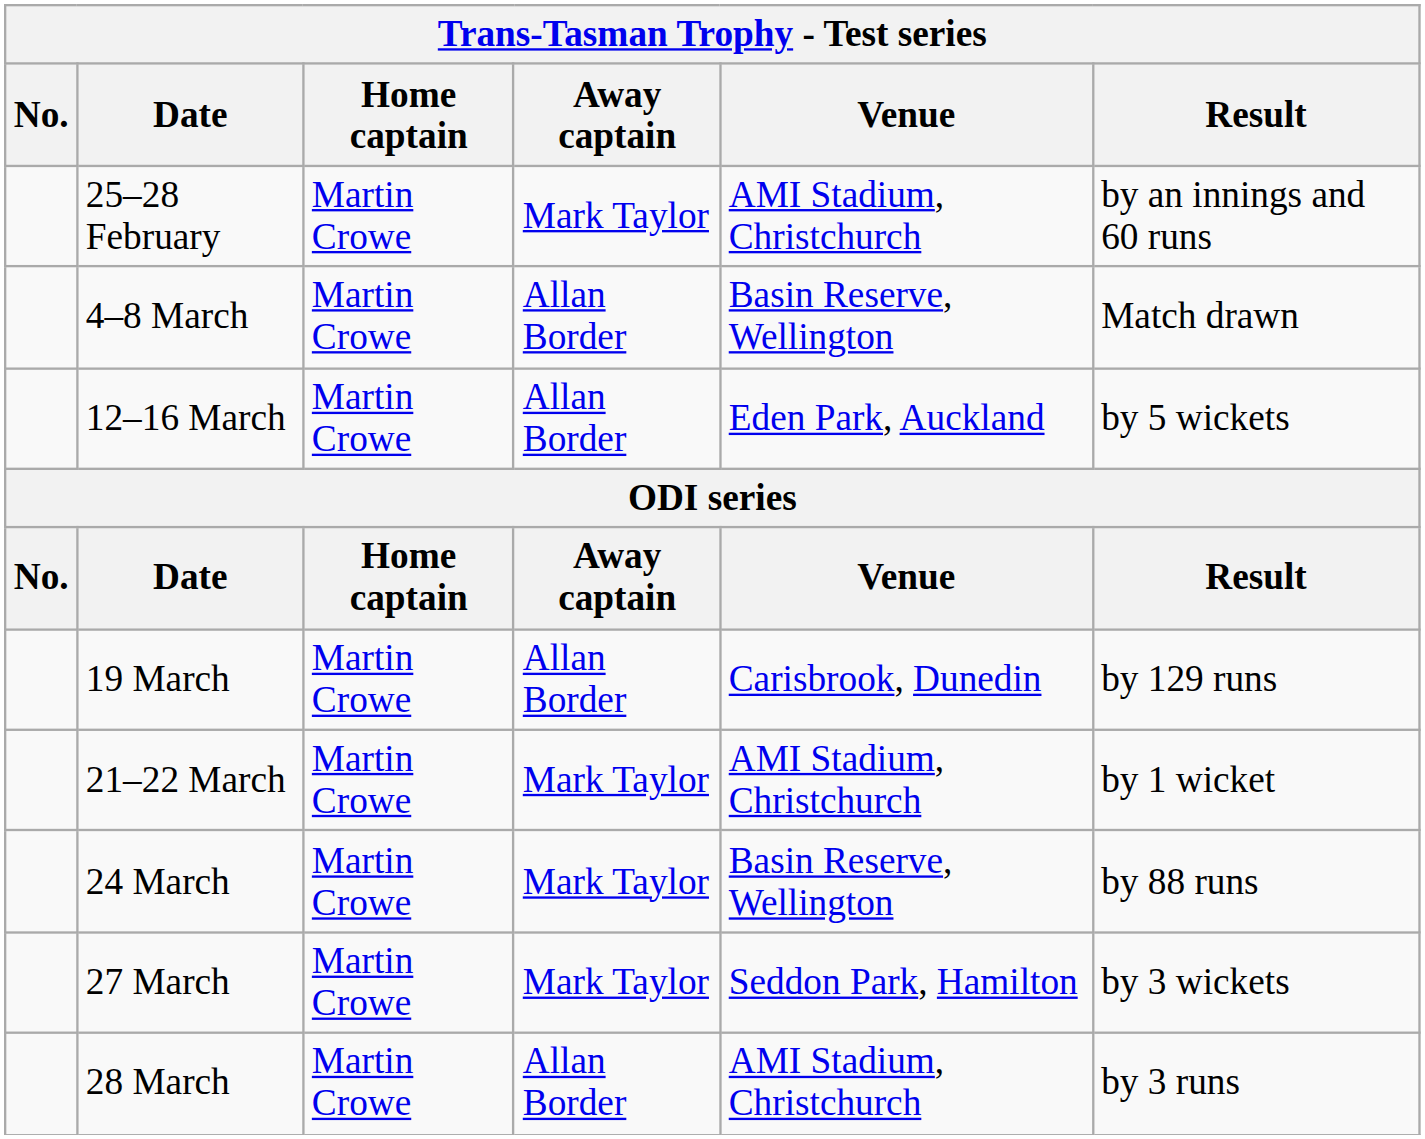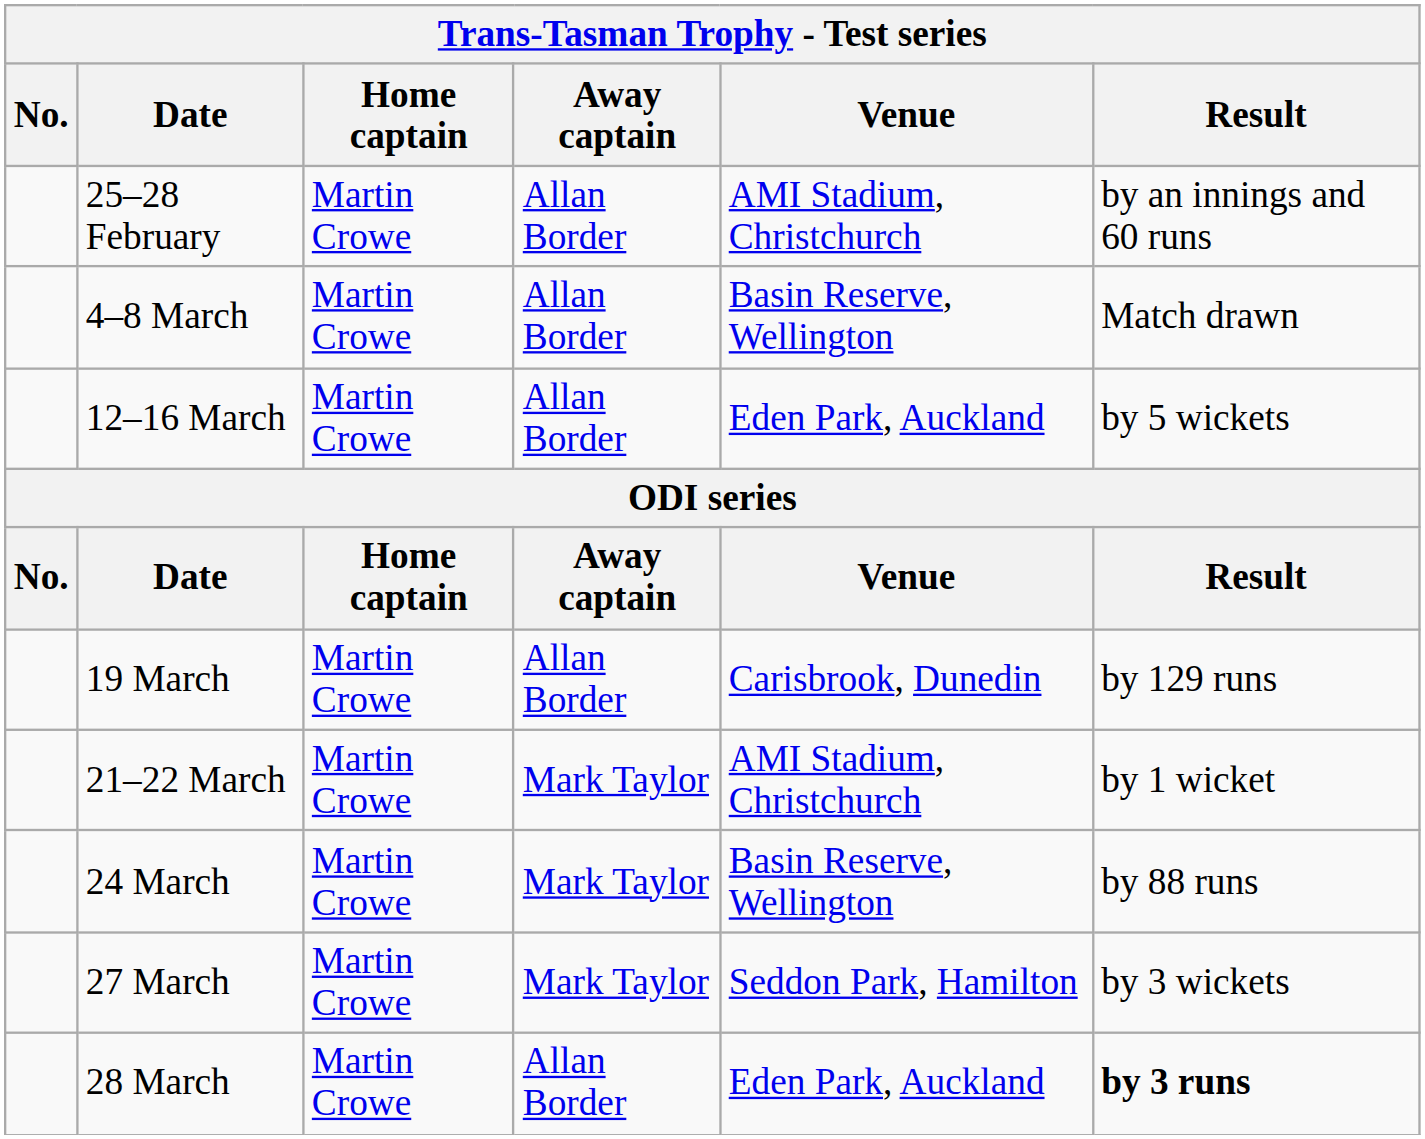(616, 215) Mark Taylor -> (575, 215) Allan Border
(836, 1082) AMI Stadium, Christchurch -> (887, 1082) Eden Park, Auckland
(1171, 1082) normal -> (1176, 1082) bold
